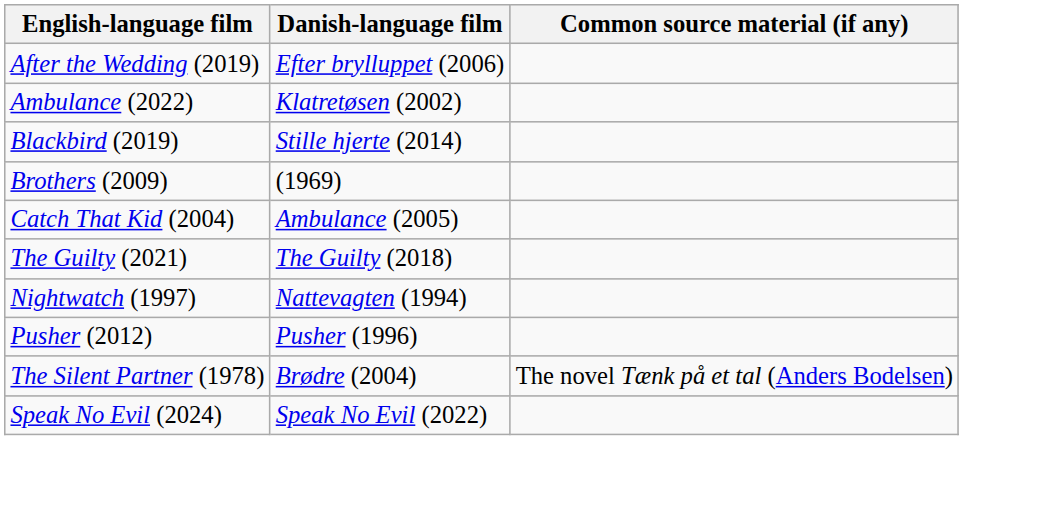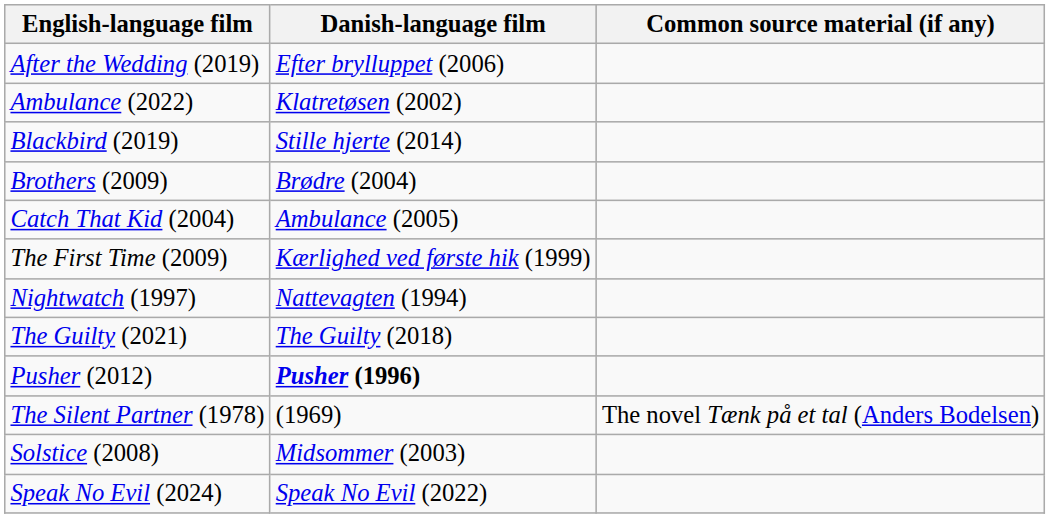(309, 180) (1969) -> (346, 180) Brødre (2004)
+ row: (119, 258)
rows swapped: (99, 258) <-> (103, 297)
(347, 336) normal -> (348, 375) bold
(346, 375) Brødre (2004) -> (309, 414) (1969)
+ row: (85, 453)
